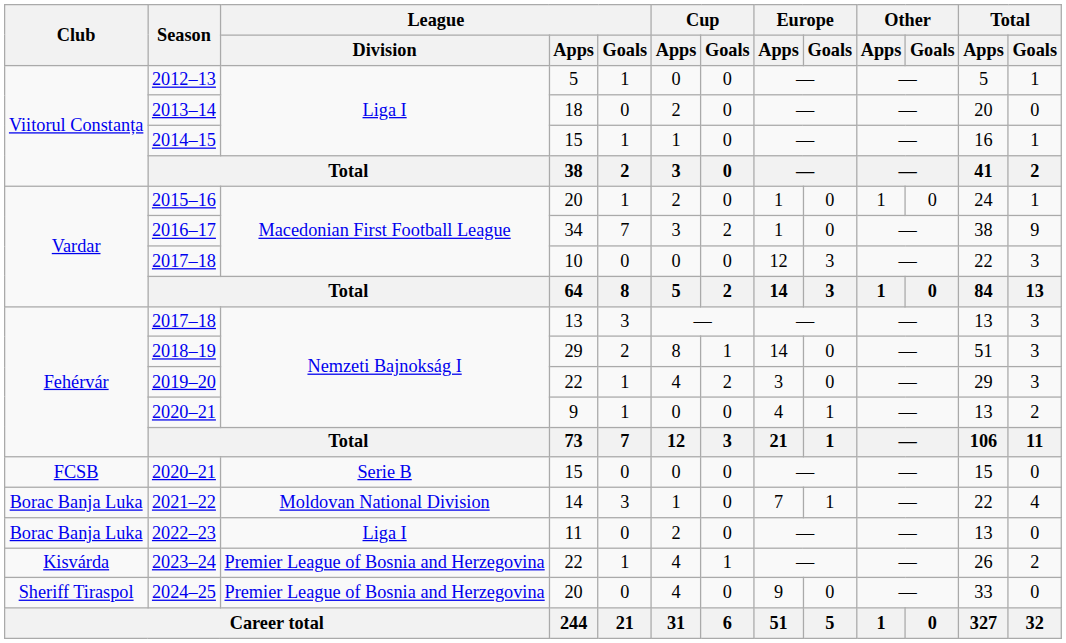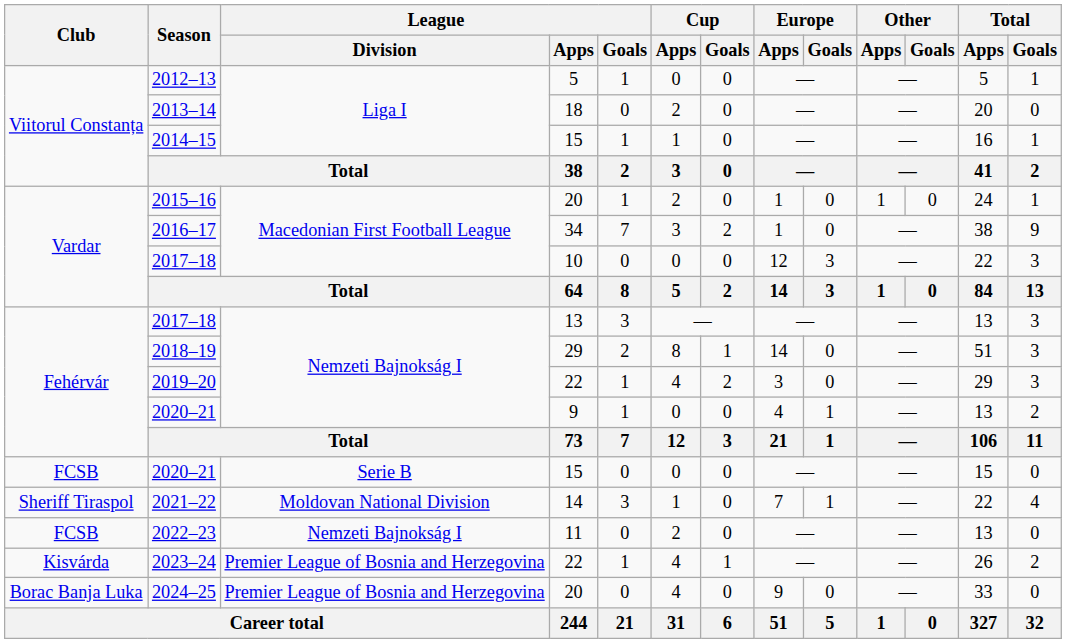(76, 502) Borac Banja Luka -> (76, 502) Sheriff Tiraspol
(76, 532) Borac Banja Luka -> (76, 532) FCSB
(385, 532) Liga I -> (385, 532) Nemzeti Bajnokság I
(76, 593) Sheriff Tiraspol -> (76, 593) Borac Banja Luka
